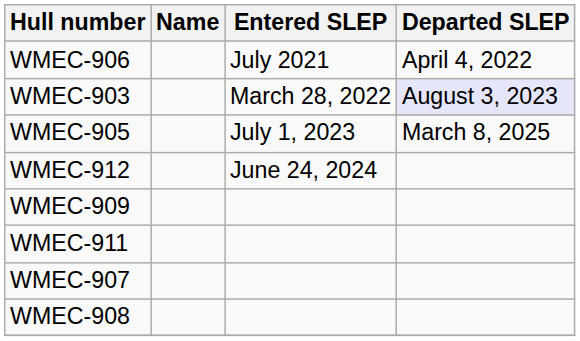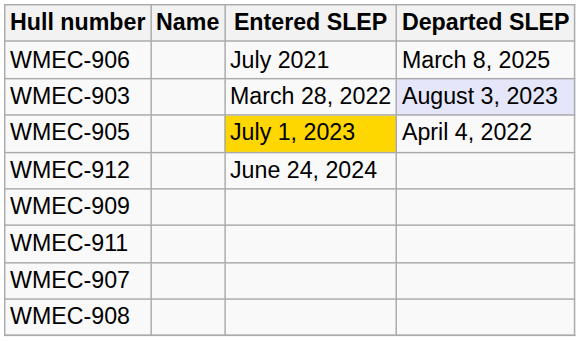(467, 59) April 4, 2022 -> (476, 59) March 8, 2025
(293, 133) no background -> (293, 133) gold background
(476, 133) March 8, 2025 -> (467, 133) April 4, 2022
